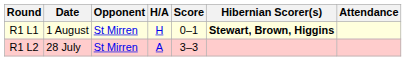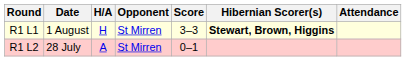columns swapped: (119, 13) <-> (159, 13)
(189, 30) 0–1 -> (189, 30) 3–3
(189, 47) 3–3 -> (189, 47) 0–1
